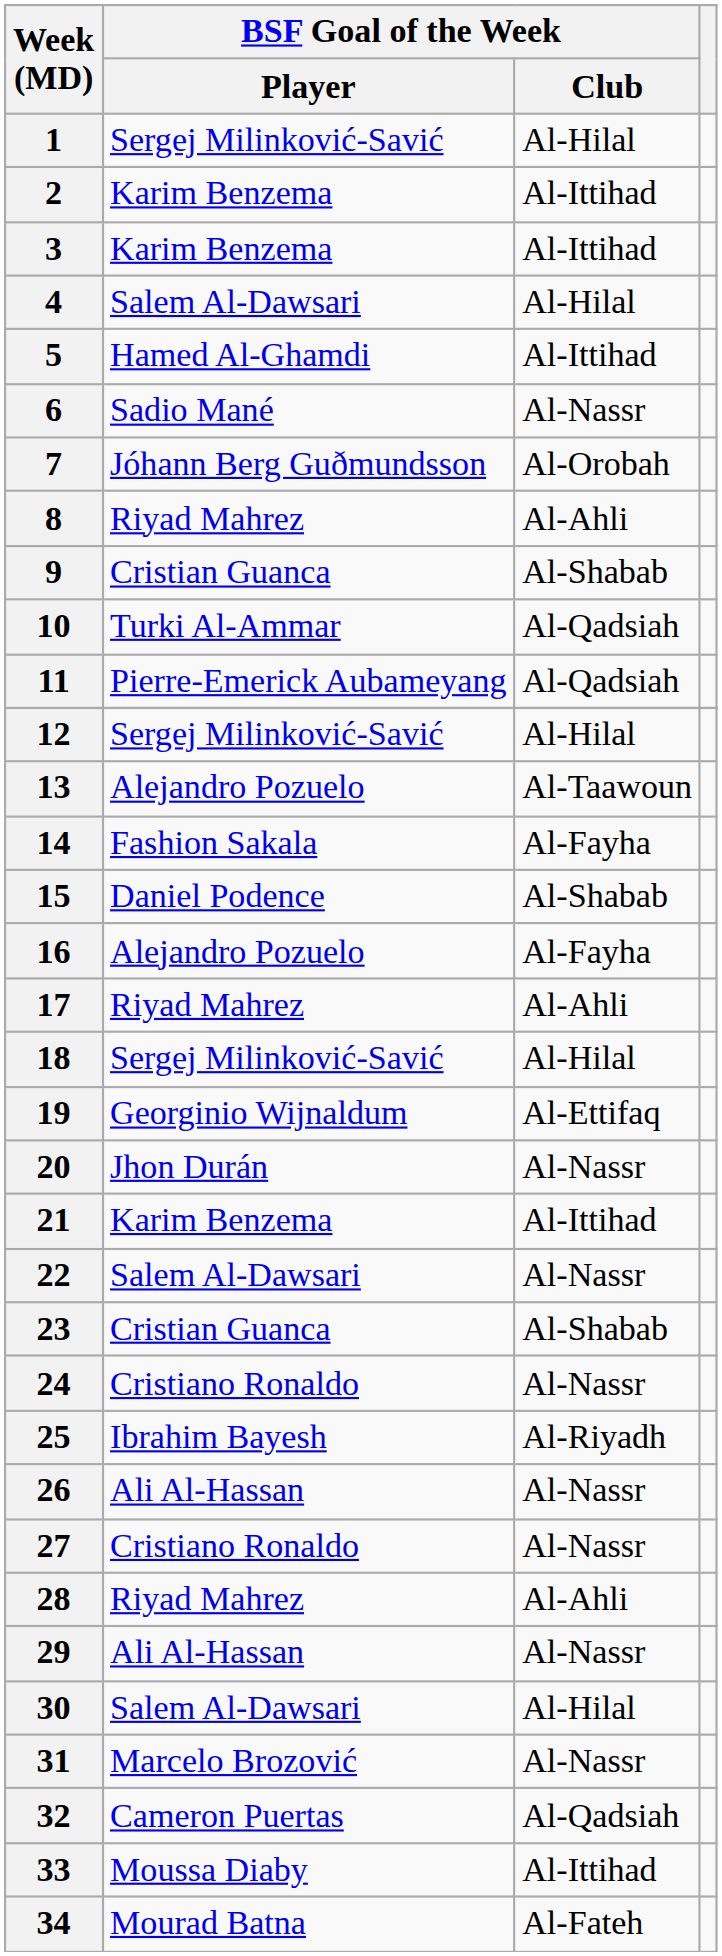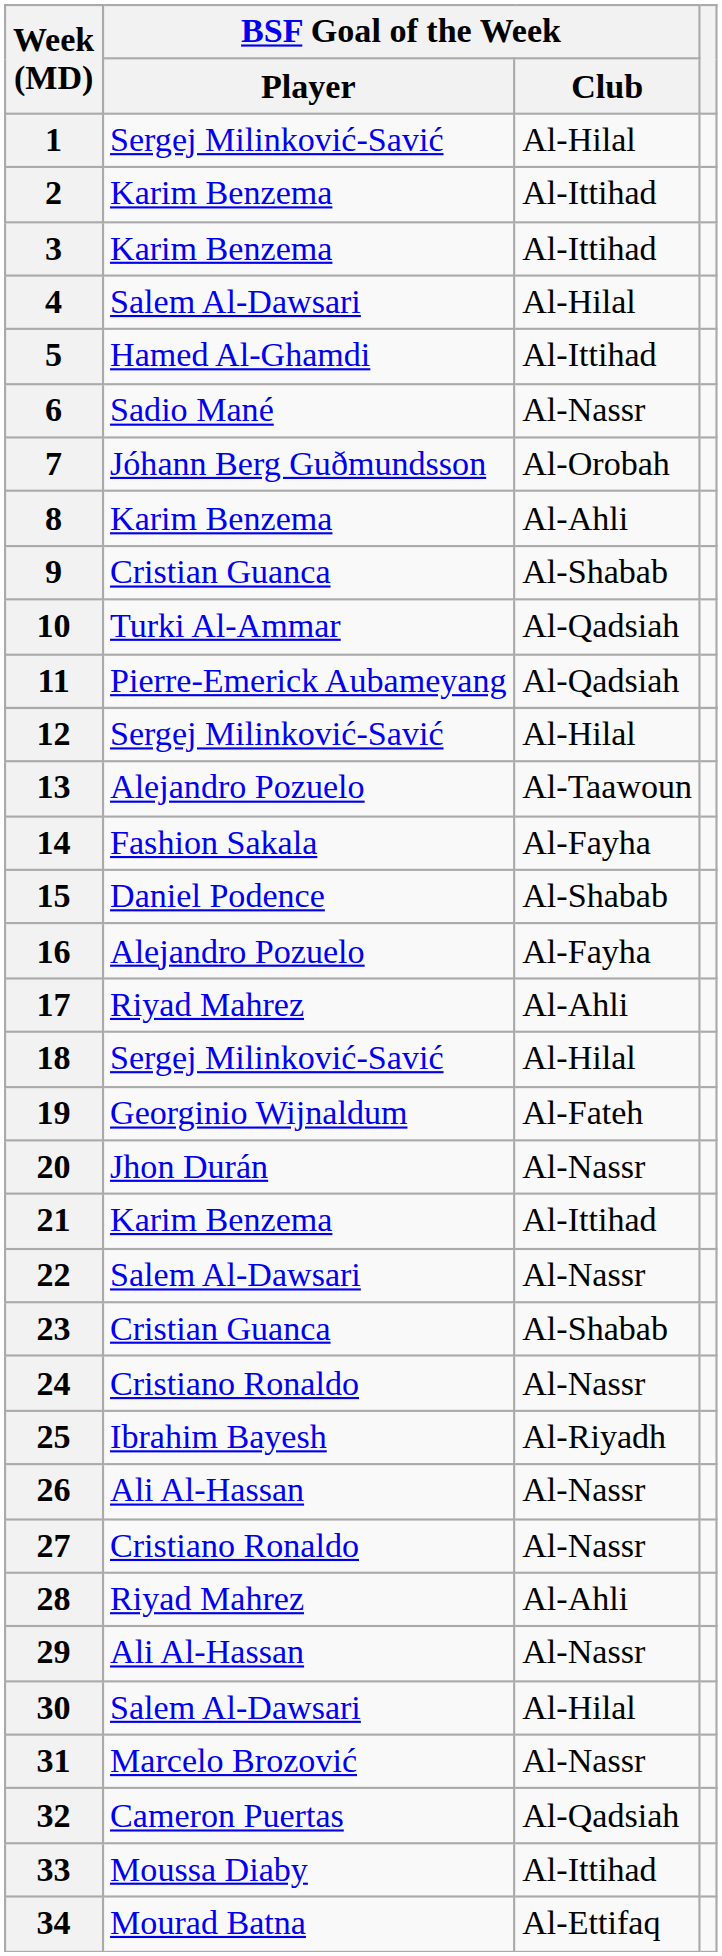(207, 517) Riyad Mahrez -> (221, 517) Karim Benzema
(591, 1112) Al-Ettifaq -> (583, 1112) Al-Fateh
(583, 1923) Al-Fateh -> (591, 1923) Al-Ettifaq
